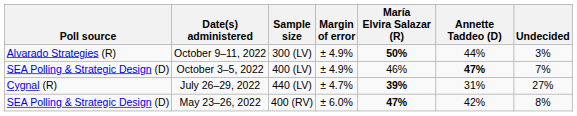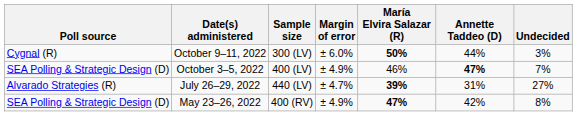(61, 53) Alvarado Strategies (R) -> (32, 53) Cygnal (R)
(337, 53) ± 4.9% -> (337, 53) ± 6.0%
(32, 86) Cygnal (R) -> (61, 86) Alvarado Strategies (R)
(337, 103) ± 6.0% -> (337, 103) ± 4.9%
